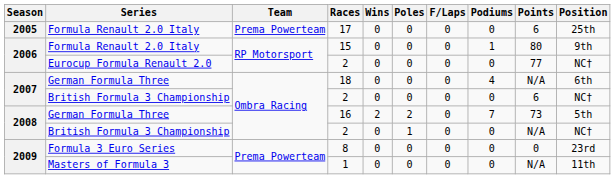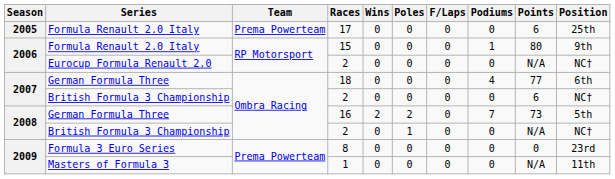(536, 63) 77 -> (536, 63) N/A
(536, 80) N/A -> (536, 80) 77
